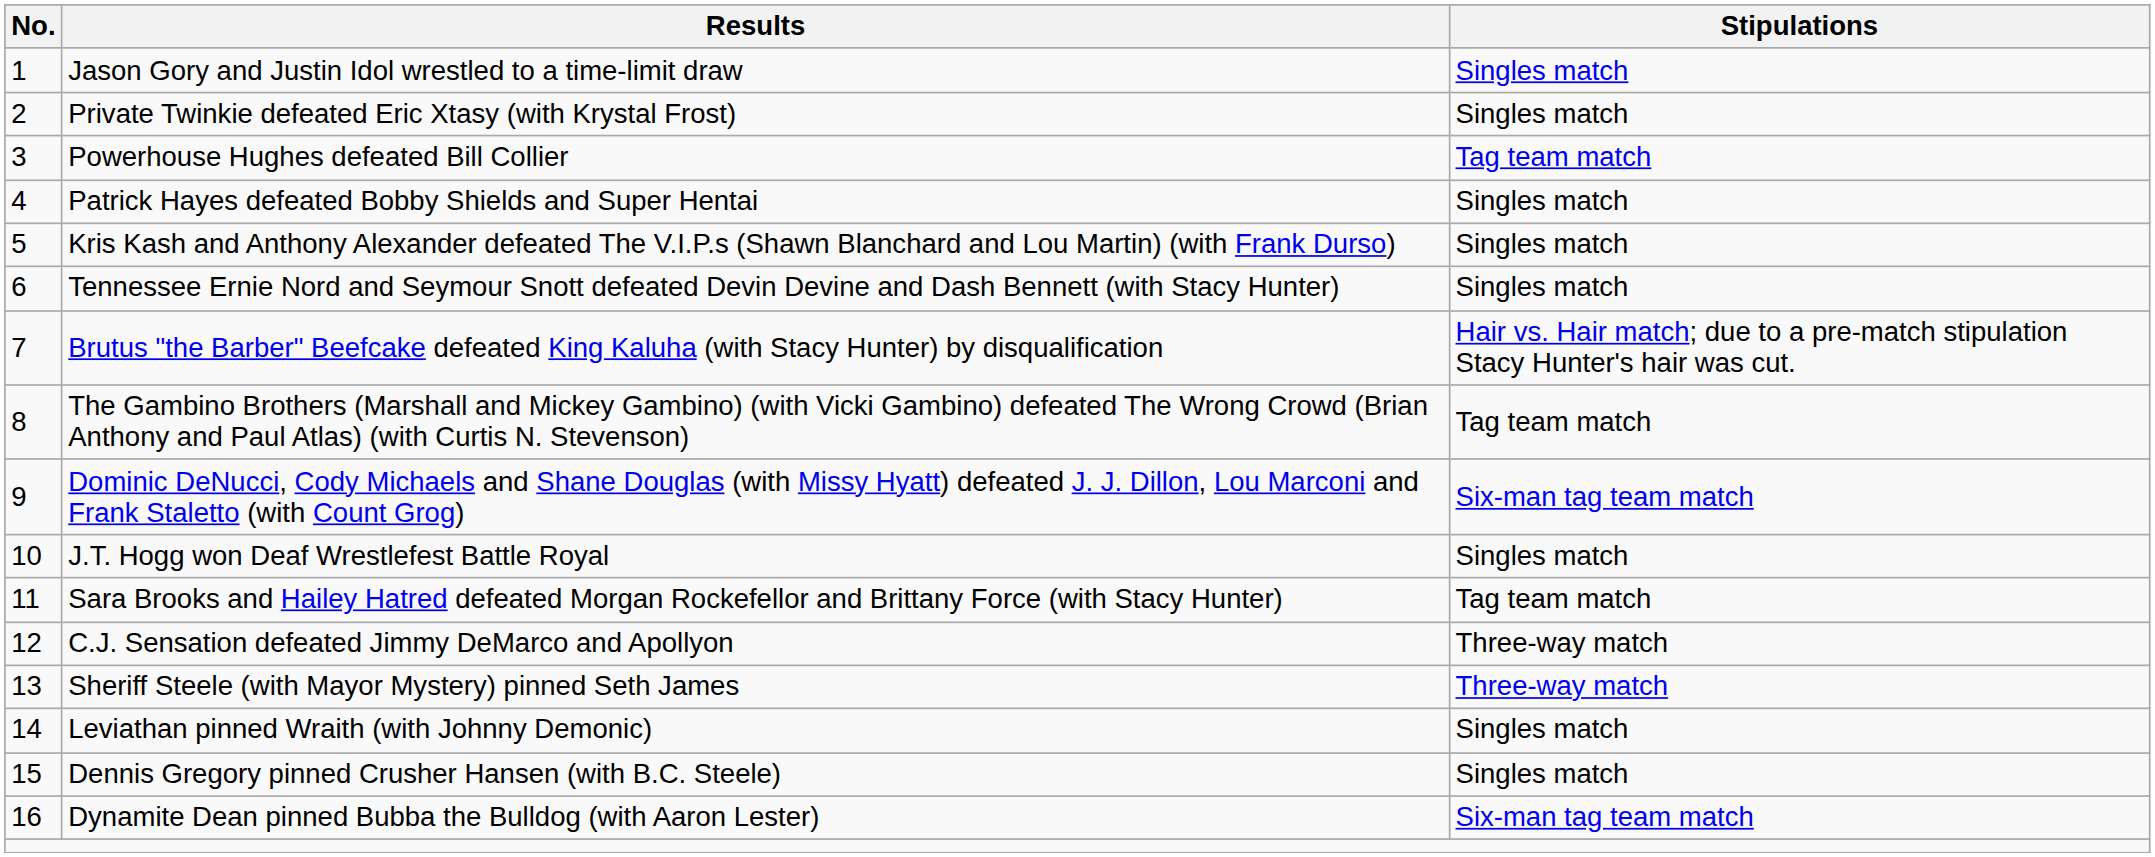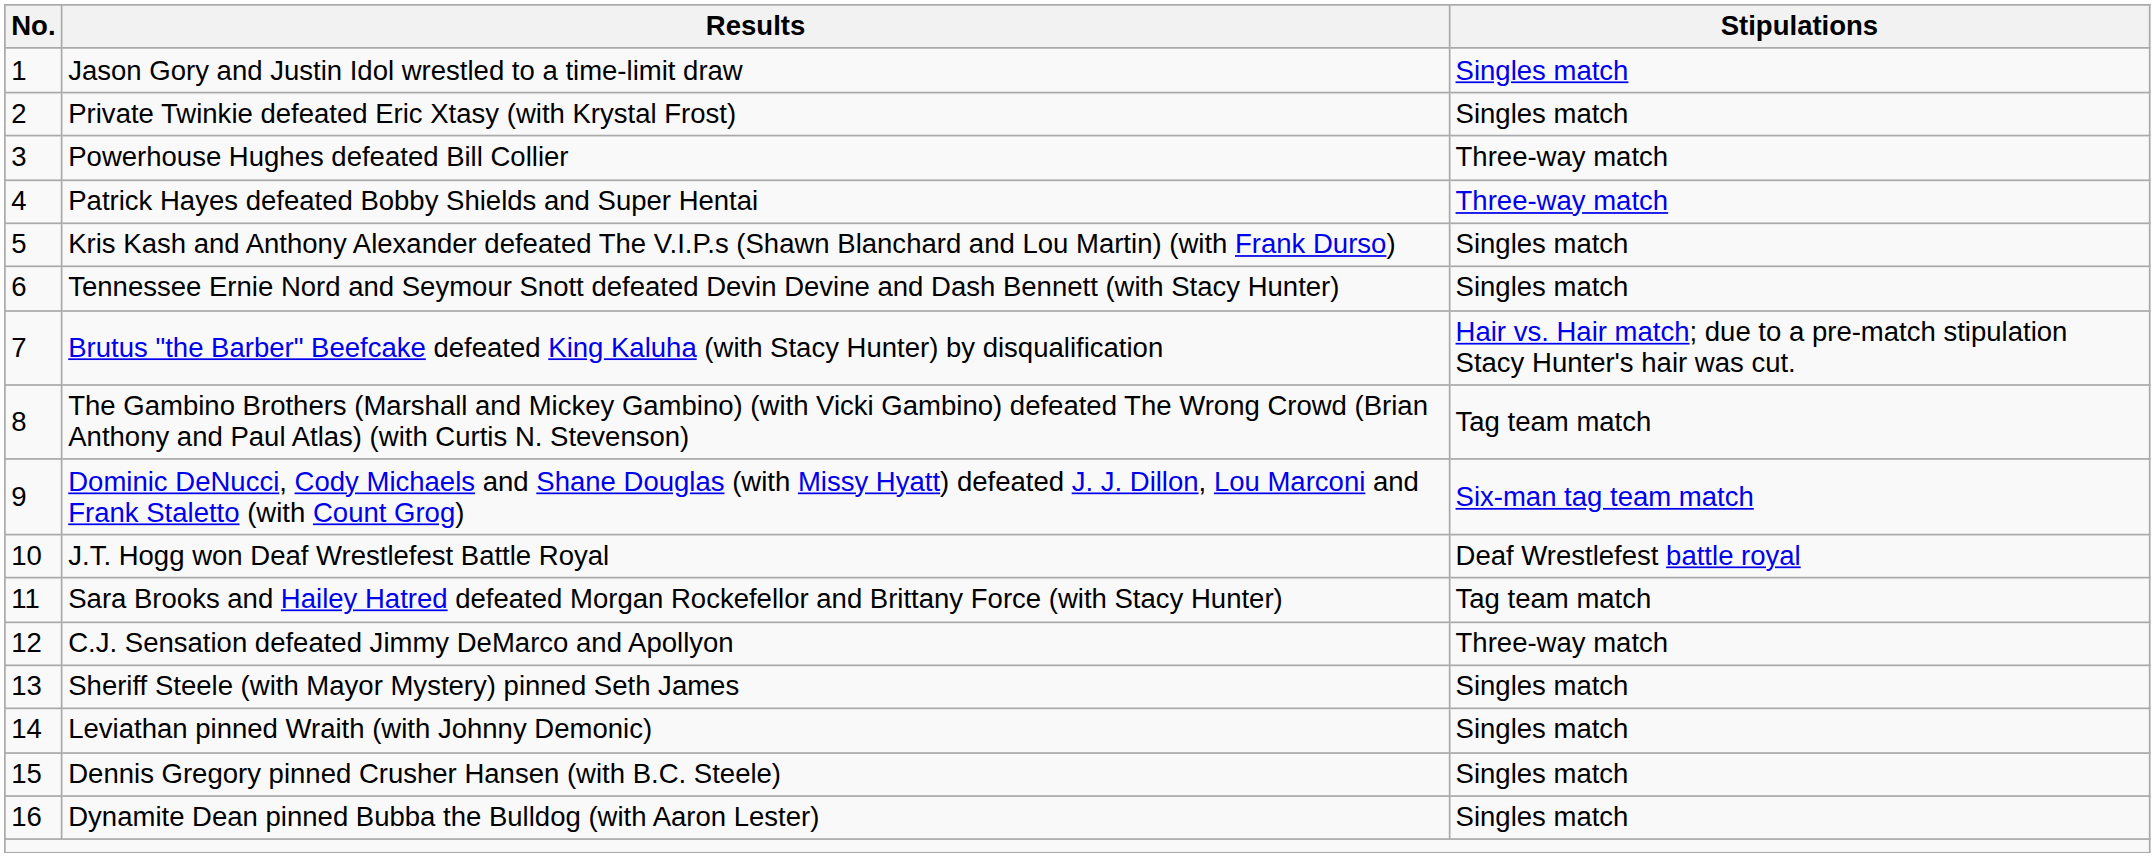(1553, 157) Tag team match -> (1562, 157) Three-way match
(1542, 200) Singles match -> (1562, 200) Three-way match
(1542, 555) Singles match -> (1628, 555) Deaf Wrestlefest battle royal
(1562, 686) Three-way match -> (1542, 686) Singles match
(1605, 817) Six-man tag team match -> (1542, 817) Singles match
